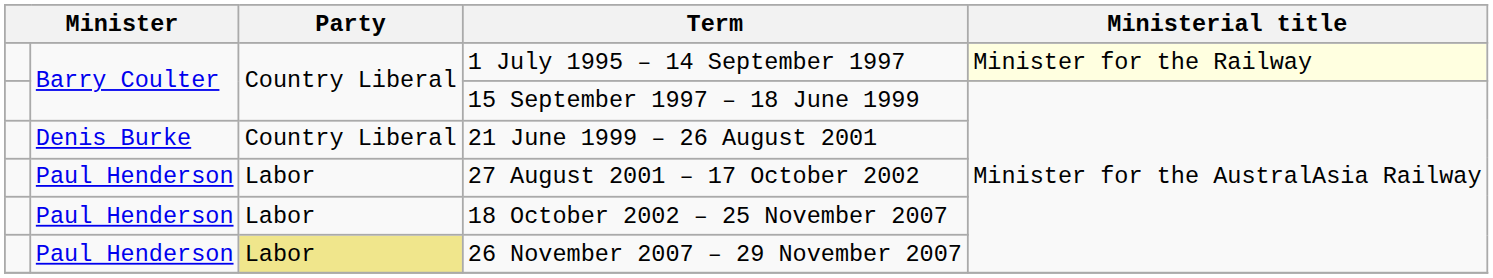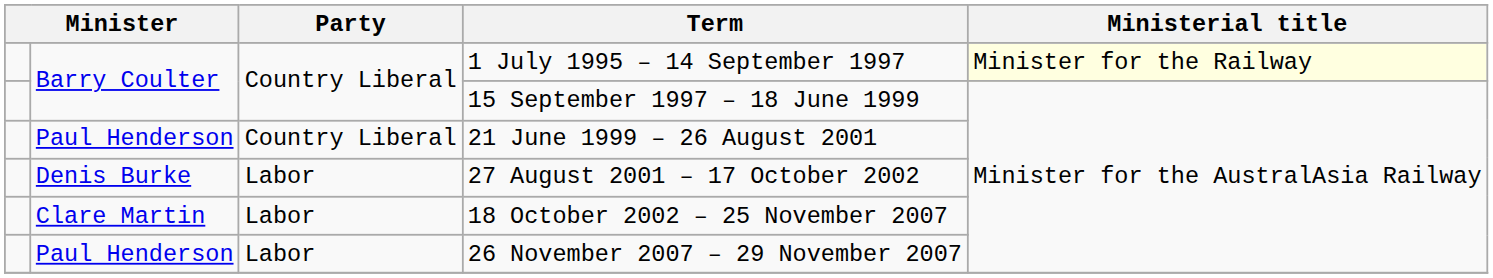(114, 139) Denis Burke -> (135, 139) Paul Henderson
(135, 177) Paul Henderson -> (114, 177) Denis Burke
(135, 216) Paul Henderson -> (121, 216) Clare Martin
(280, 254) khaki background -> (280, 254) no background
